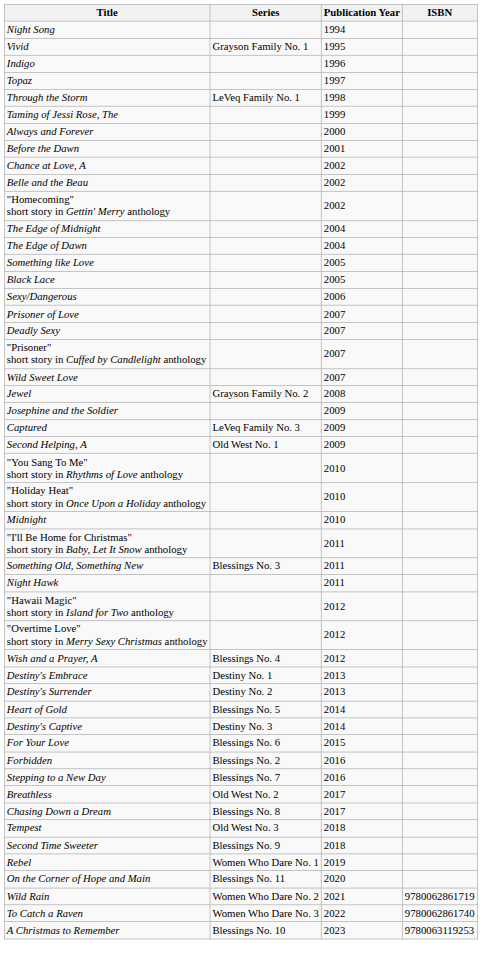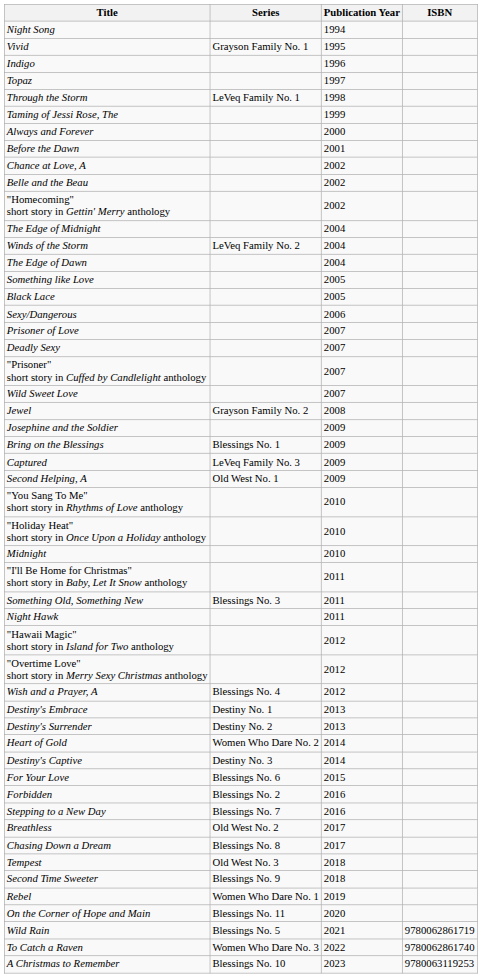+ row: (47, 246)
+ row: (55, 445)
(246, 709) Blessings No. 5 -> (266, 743) Women Who Dare No. 2
(266, 896) Women Who Dare No. 2 -> (246, 930) Blessings No. 5
